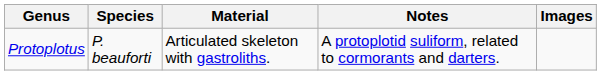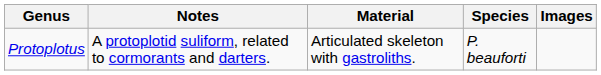columns swapped: (125, 16) <-> (427, 16)
